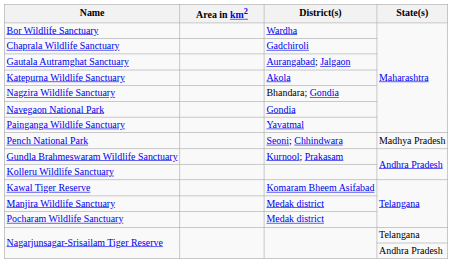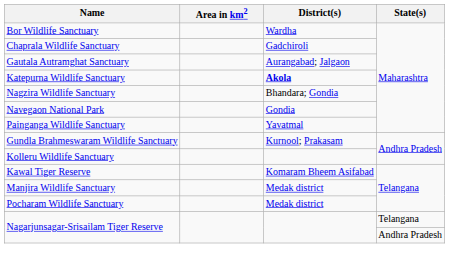(279, 77) normal -> (278, 77) bold
- row: (47, 140)
